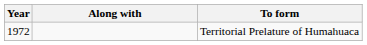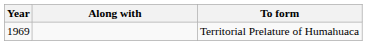(18, 31) 1972 -> (18, 31) 1969
